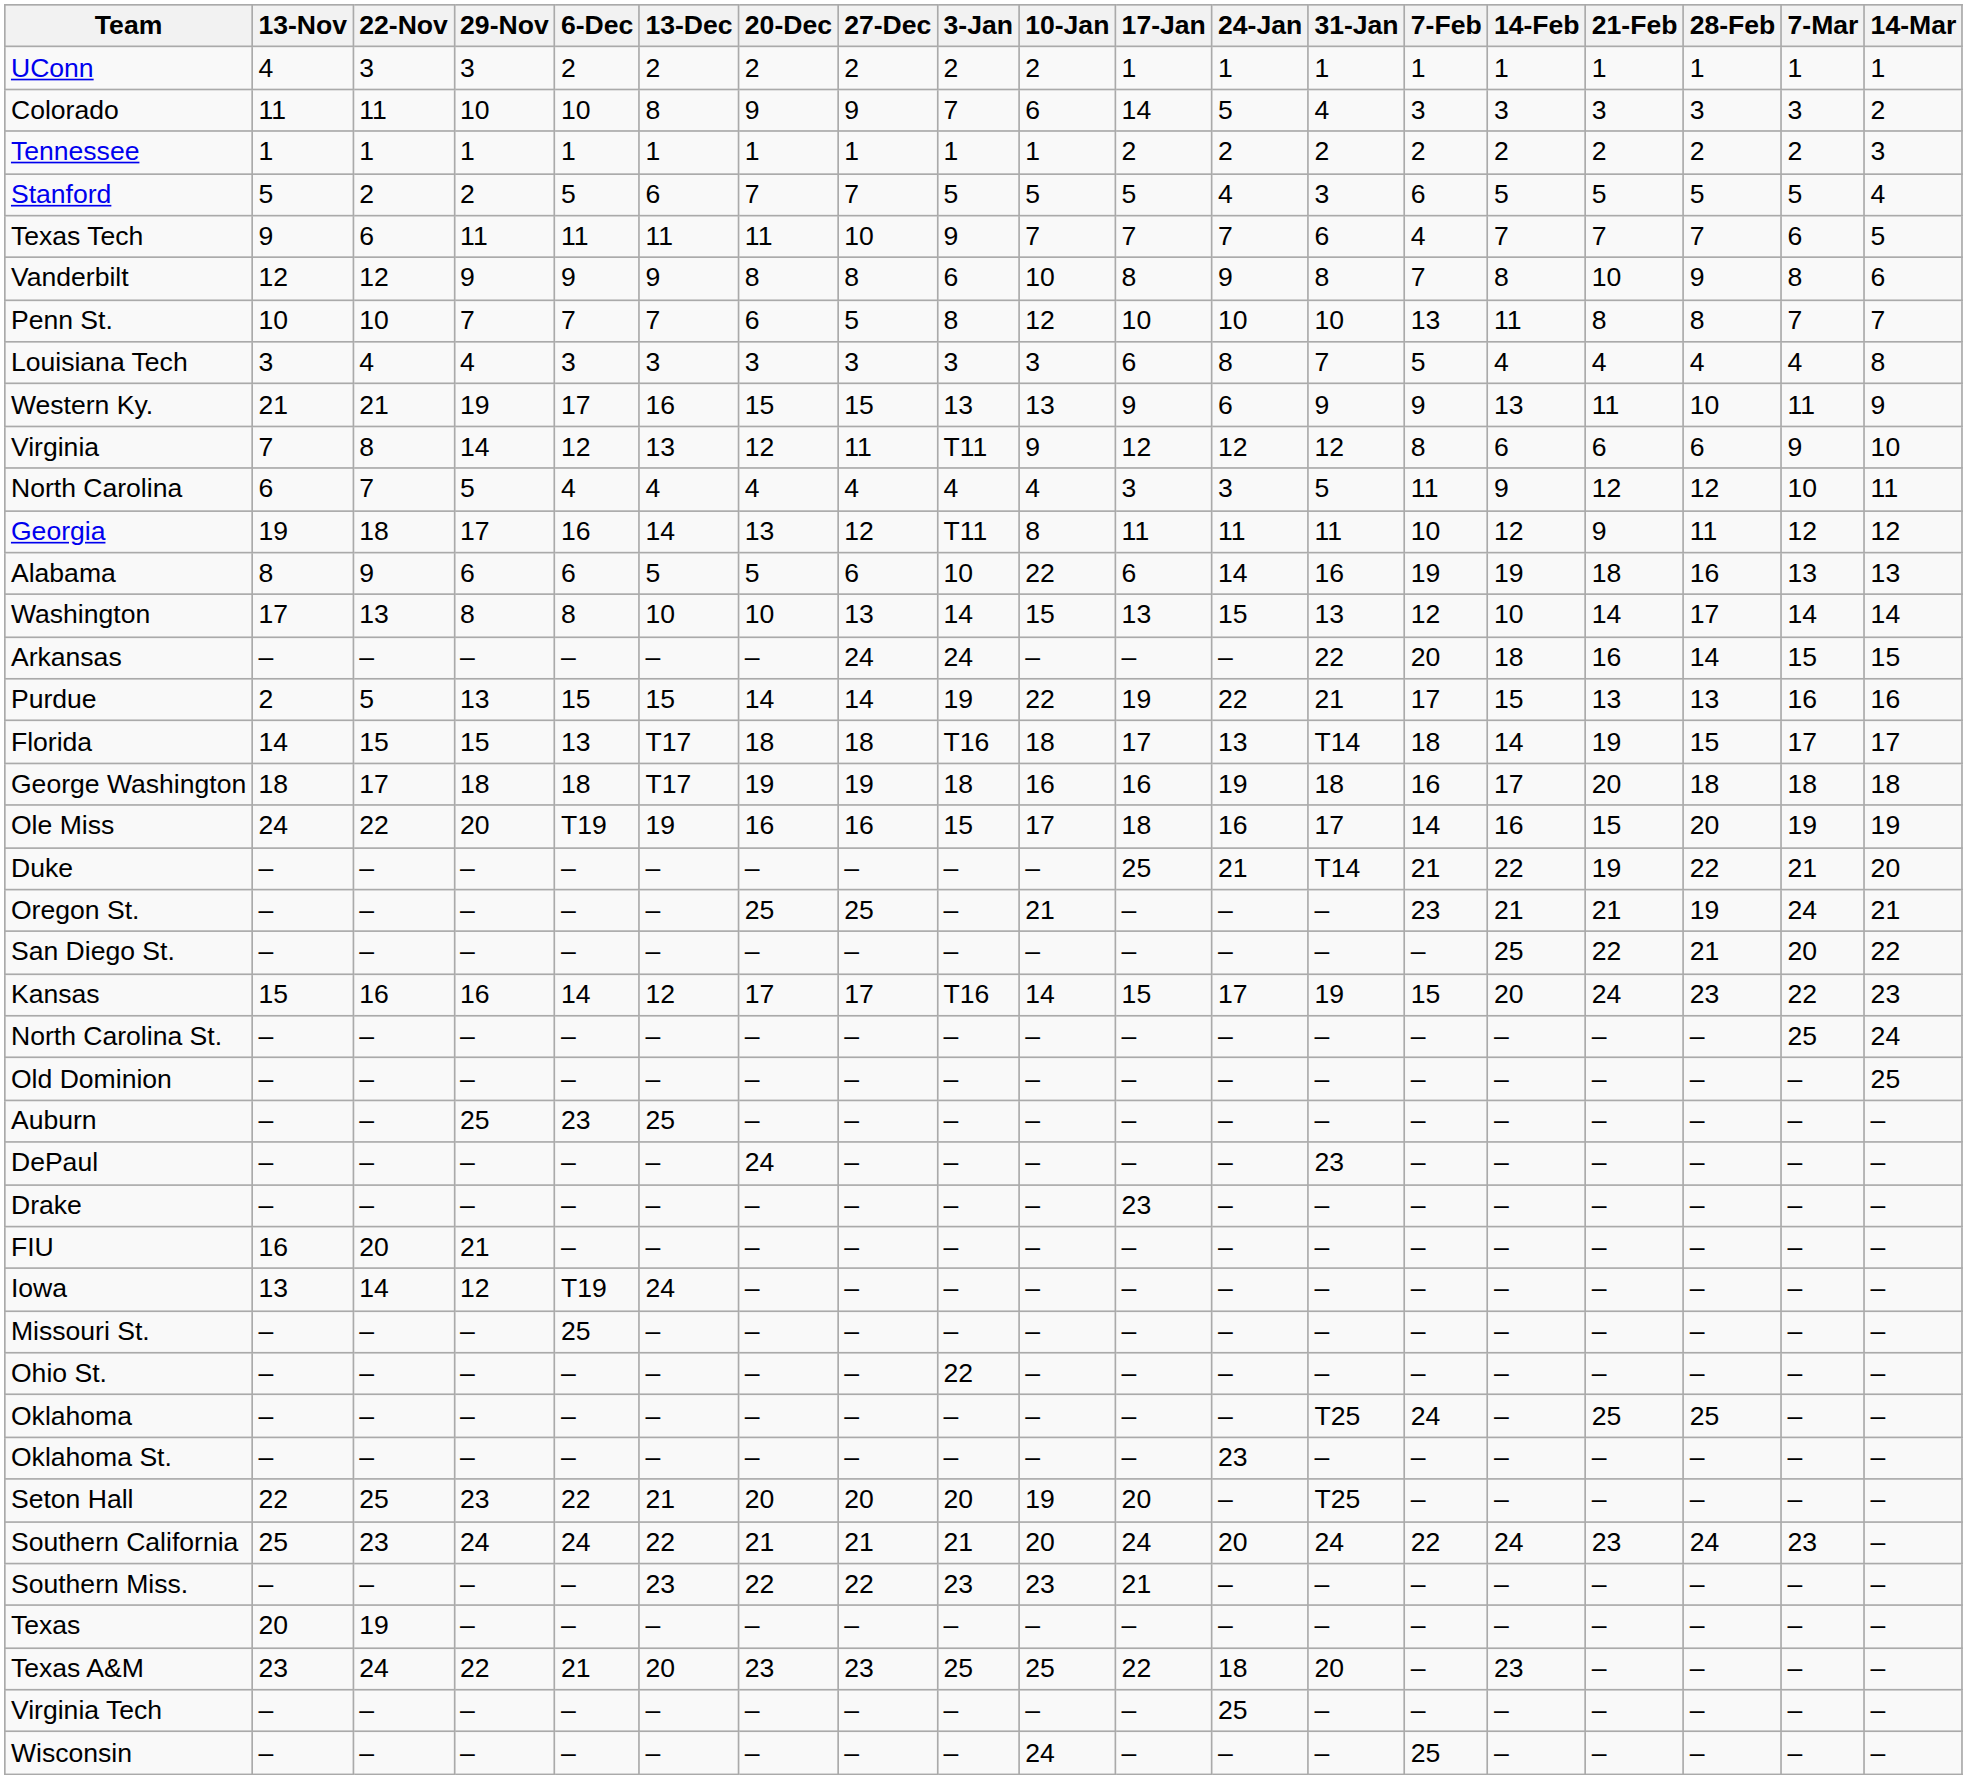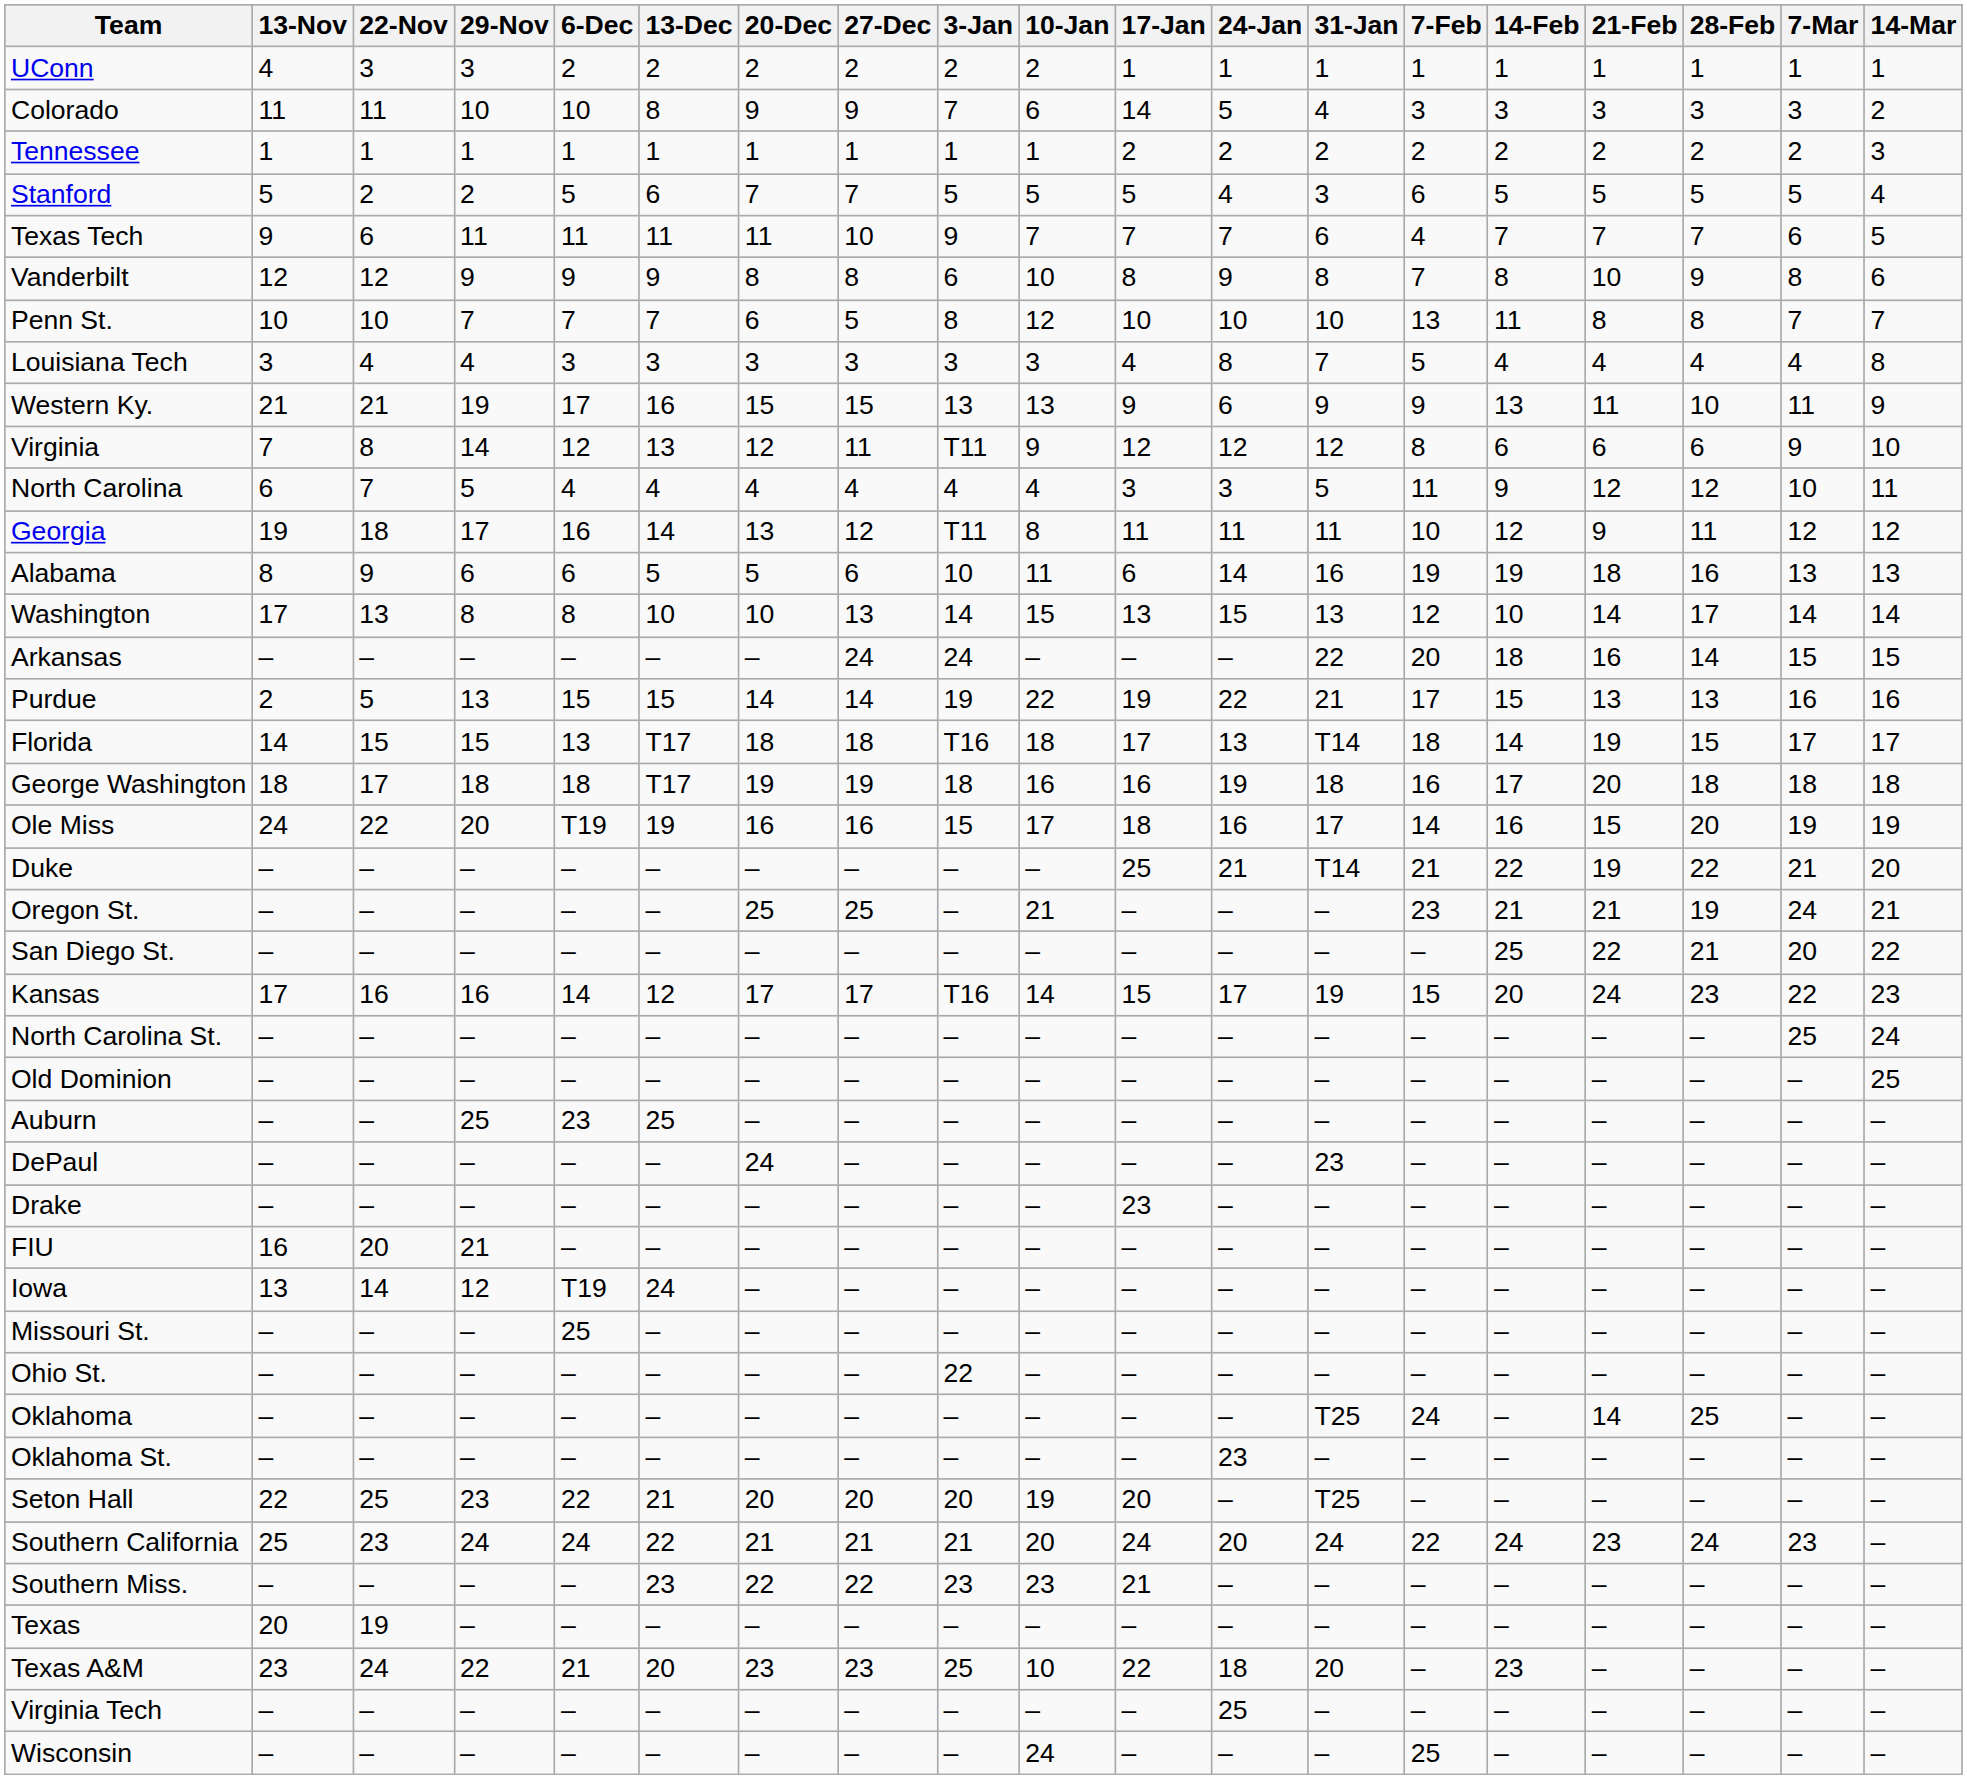(1129, 362) 6 -> (1129, 362) 4
(1040, 573) 22 -> (1039, 573) 11
(273, 994) 15 -> (273, 994) 17
(1607, 1415) 25 -> (1607, 1415) 14
(1040, 1668) 25 -> (1040, 1668) 10
